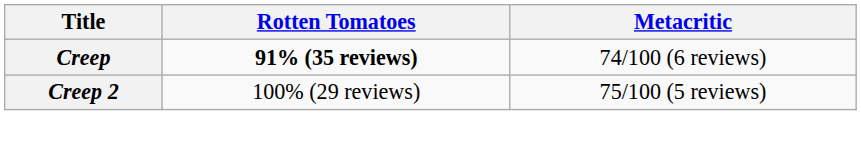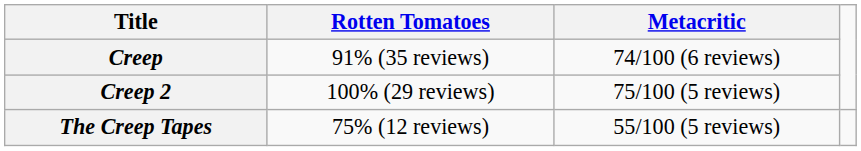(336, 57) bold -> (411, 57) normal
+ row: (136, 127)
